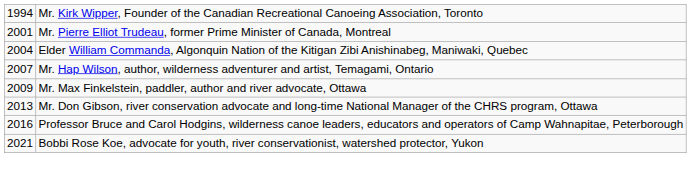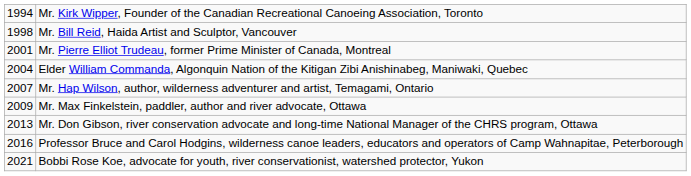+ row: (168, 32)
